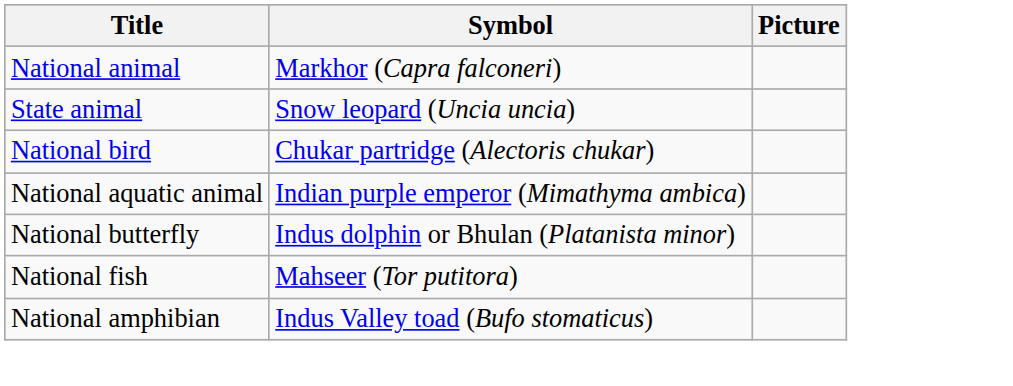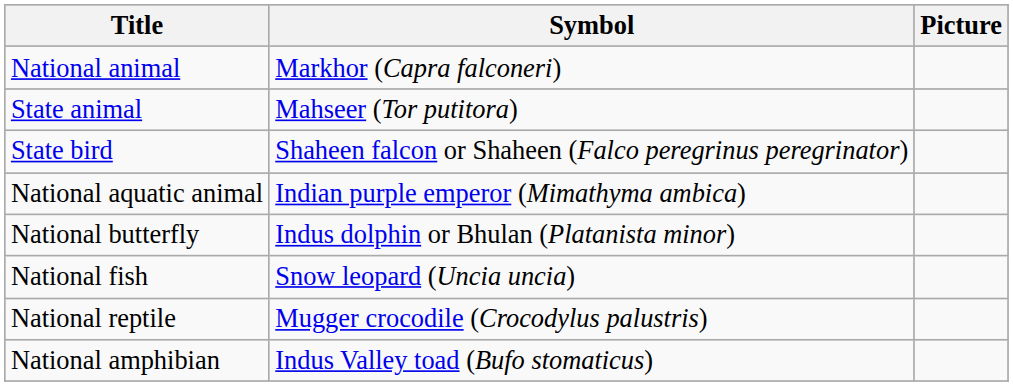(425, 109) Snow leopard (Uncia uncia) -> (396, 109) Mahseer (Tor putitora)
- row: (81, 151)
+ row: (62, 151)
(396, 276) Mahseer (Tor putitora) -> (425, 276) Snow leopard (Uncia uncia)
+ row: (93, 318)
